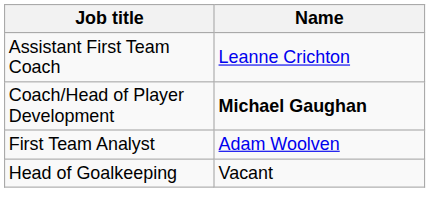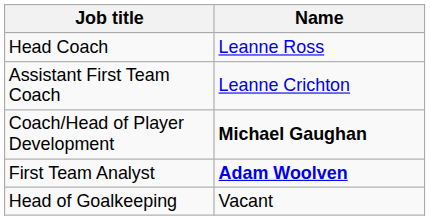+ row: (59, 47)
(279, 144) normal -> (283, 172) bold
